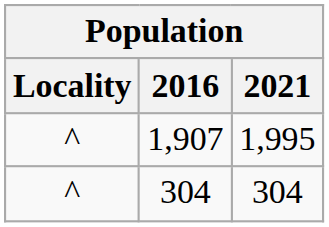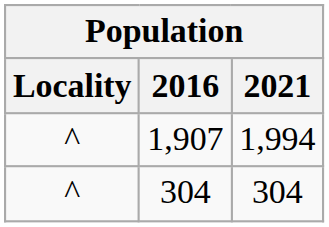(277, 138) 1,995 -> (277, 138) 1,994
